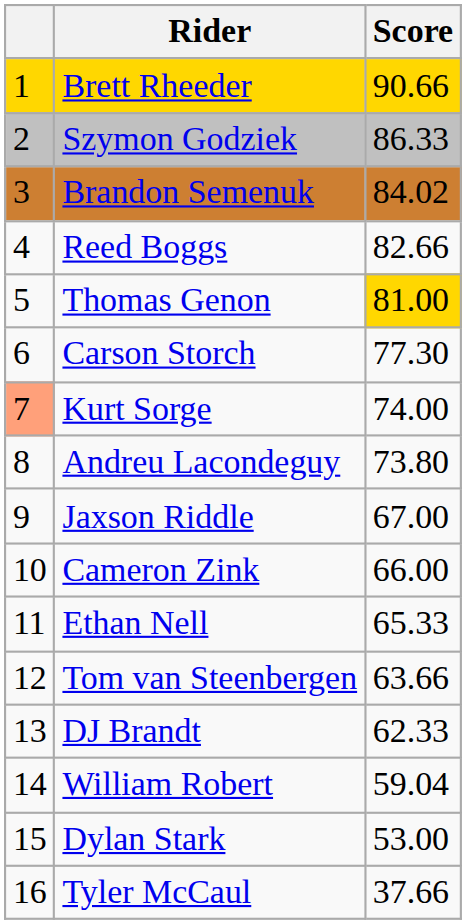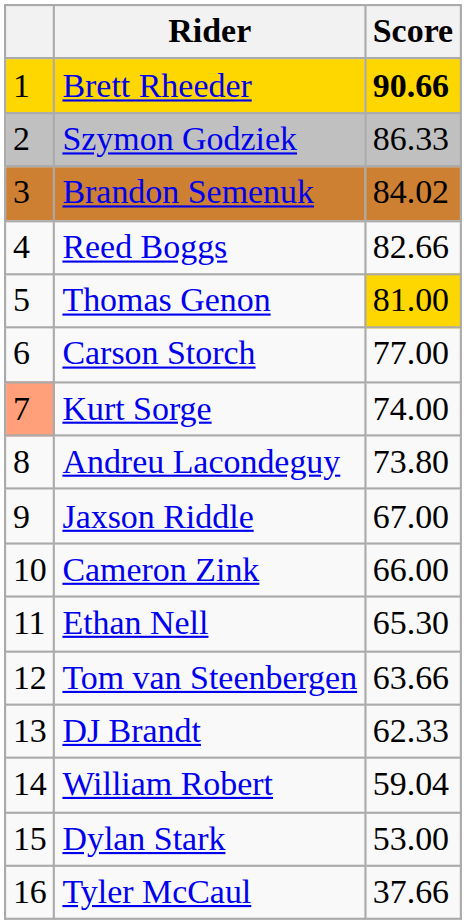(411, 85) normal -> (411, 85) bold
(411, 354) 77.30 -> (411, 354) 77.00
(411, 623) 65.33 -> (411, 623) 65.30
